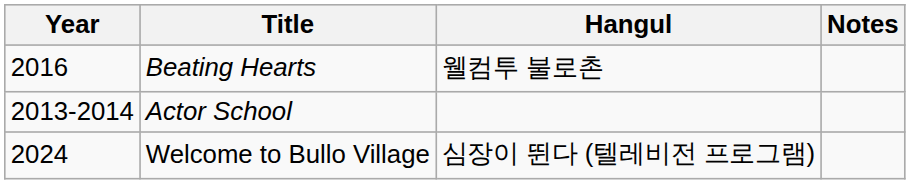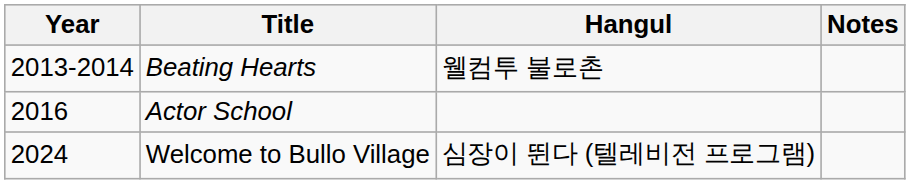(39, 68) 2016 -> (72, 68) 2013-2014
(72, 111) 2013-2014 -> (39, 111) 2016
